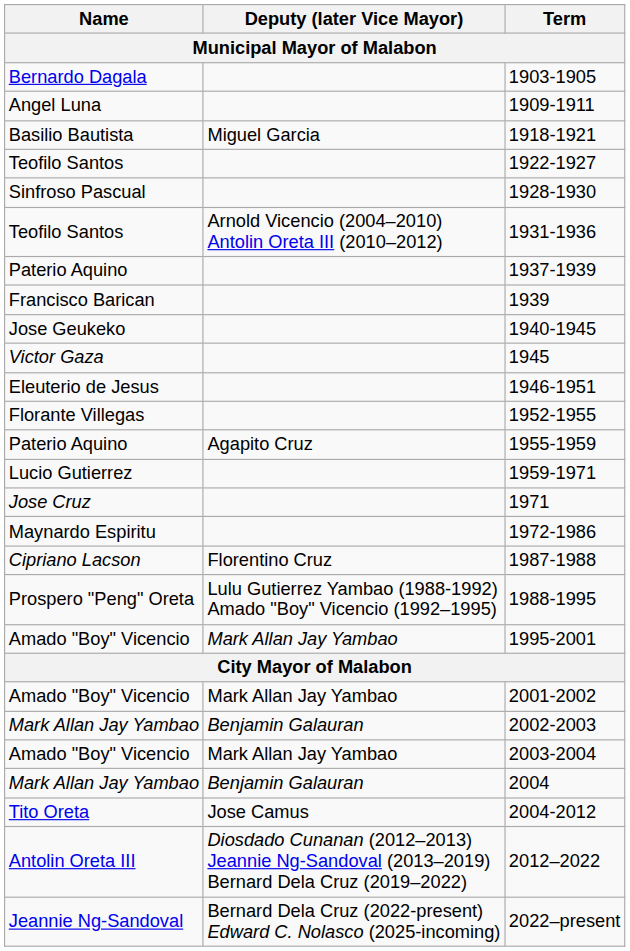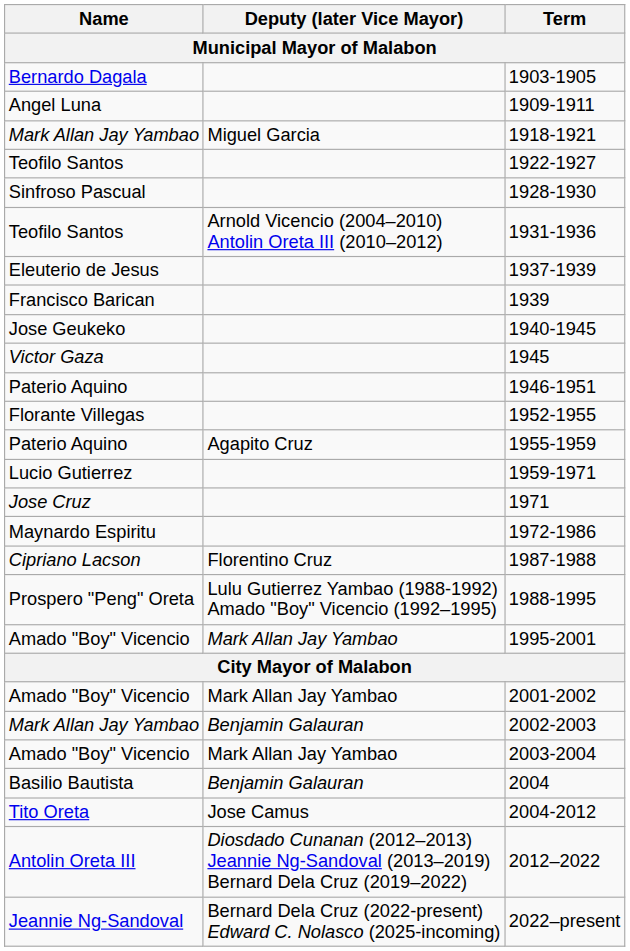(71, 134) Basilio Bautista -> (104, 134) Mark Allan Jay Yambao
(68, 270) Paterio Aquino -> (84, 270) Eleuterio de Jesus
(84, 386) Eleuterio de Jesus -> (68, 386) Paterio Aquino
(104, 783) Mark Allan Jay Yambao -> (71, 783) Basilio Bautista
